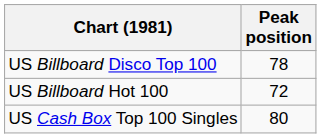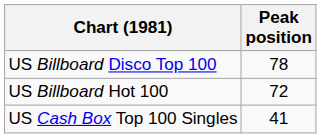(279, 118) 80 -> (279, 118) 41
